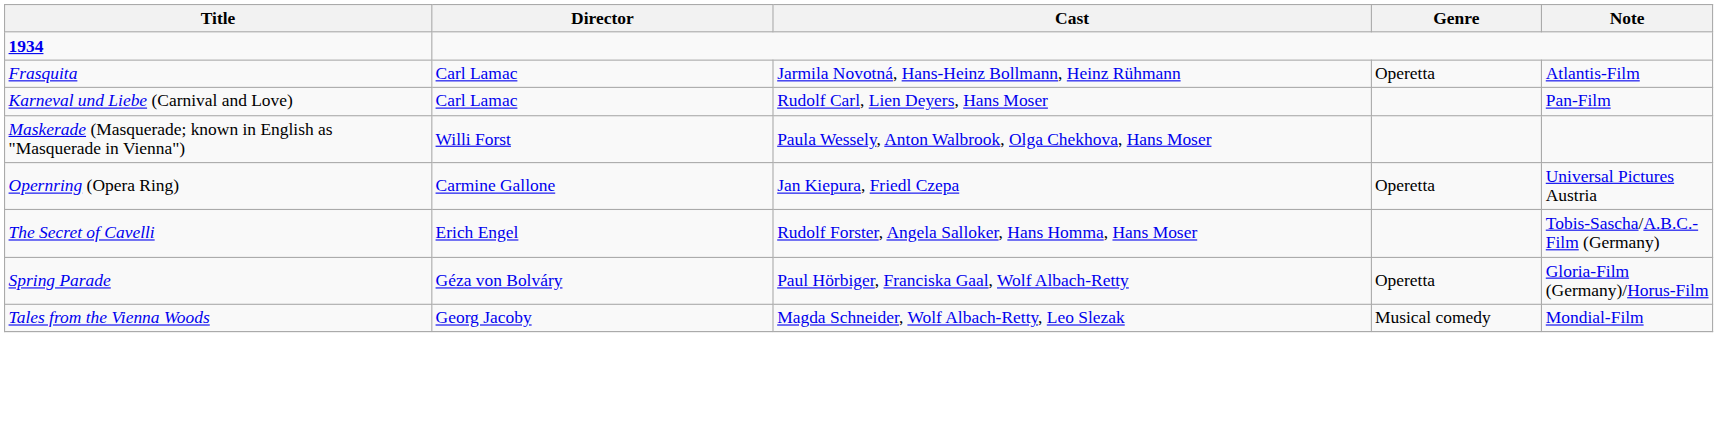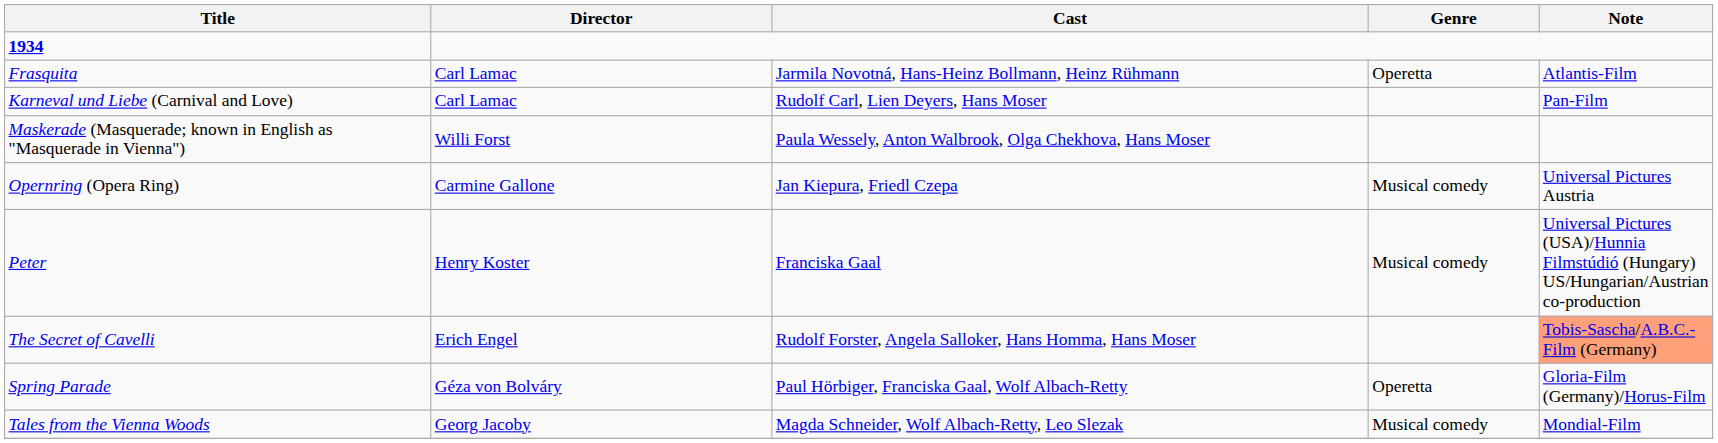(1405, 186) Operetta -> (1430, 186) Musical comedy
+ row: (27, 262)
(1622, 233) no background -> (1619, 339) lightsalmon background
